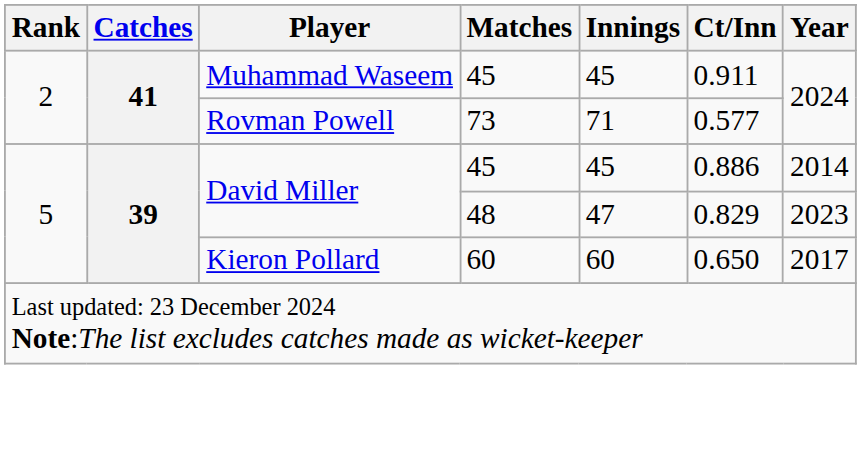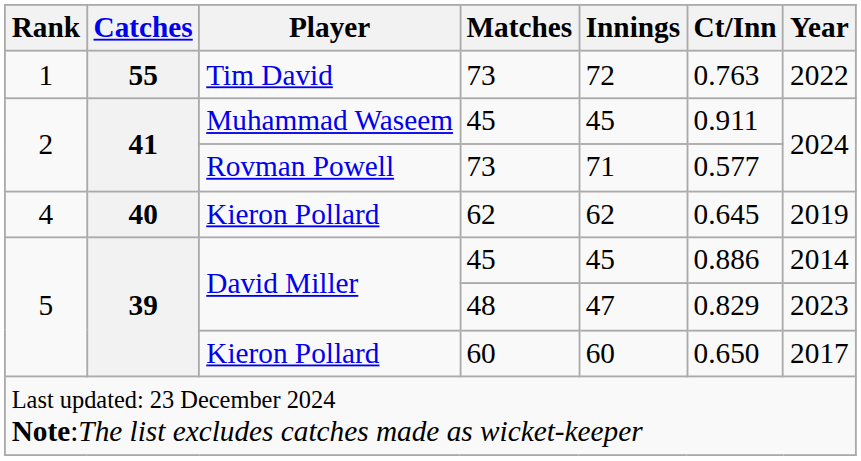+ row: (270, 74)
+ row: (293, 213)
